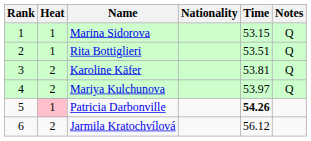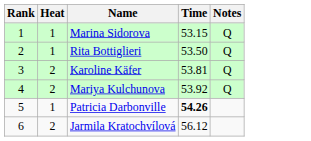- column: (209, 13)
(256, 51) 53.51 -> (194, 51) 53.50
(256, 88) 53.97 -> (194, 88) 53.92
(52, 107) pink background -> (52, 107) no background
